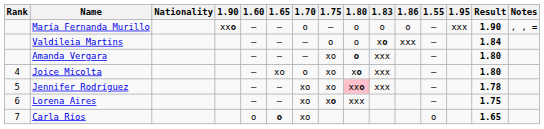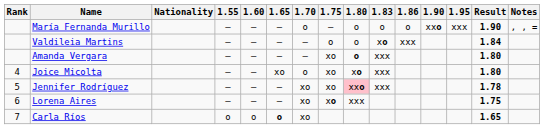columns swapped: (434, 12) <-> (228, 12)
